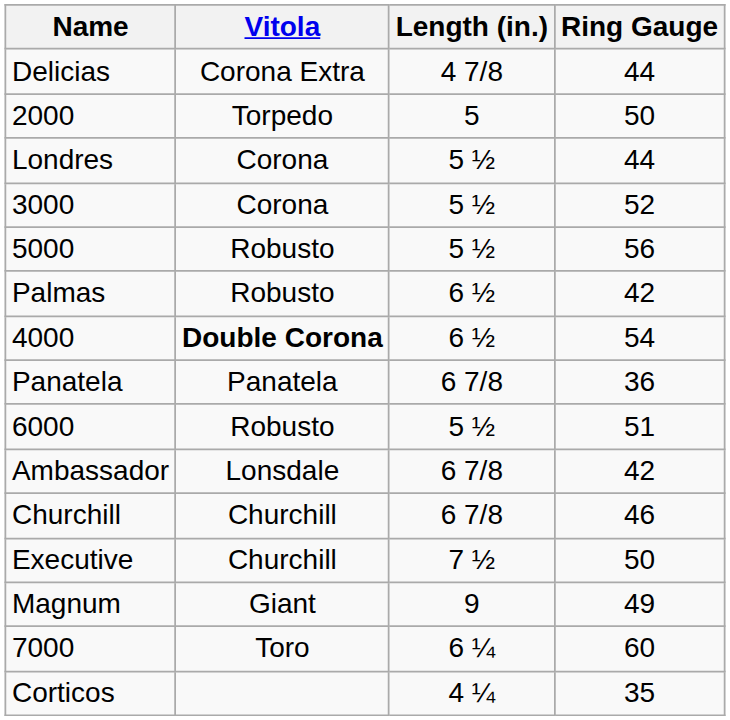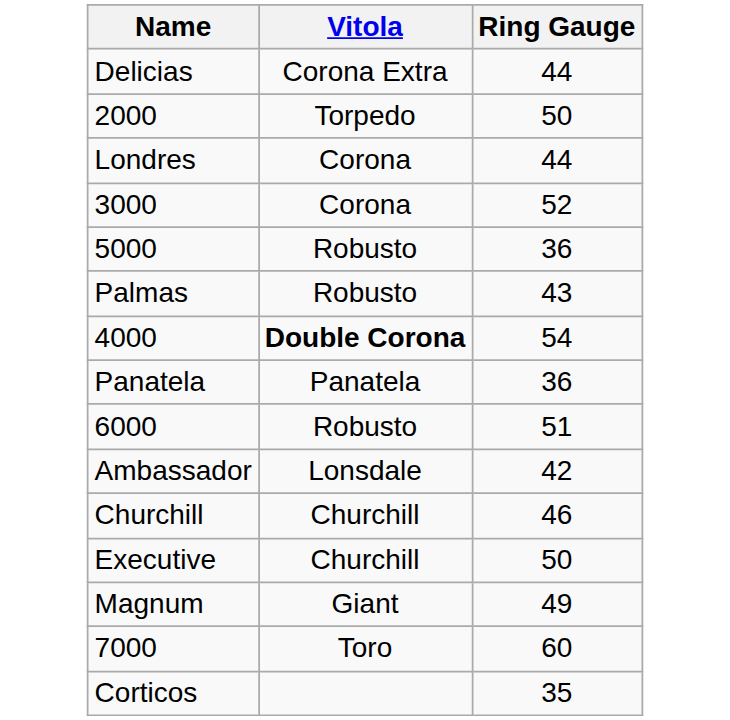- column: (472, 26)
(639, 248) 56 -> (557, 248) 36
(639, 293) 42 -> (557, 293) 43
